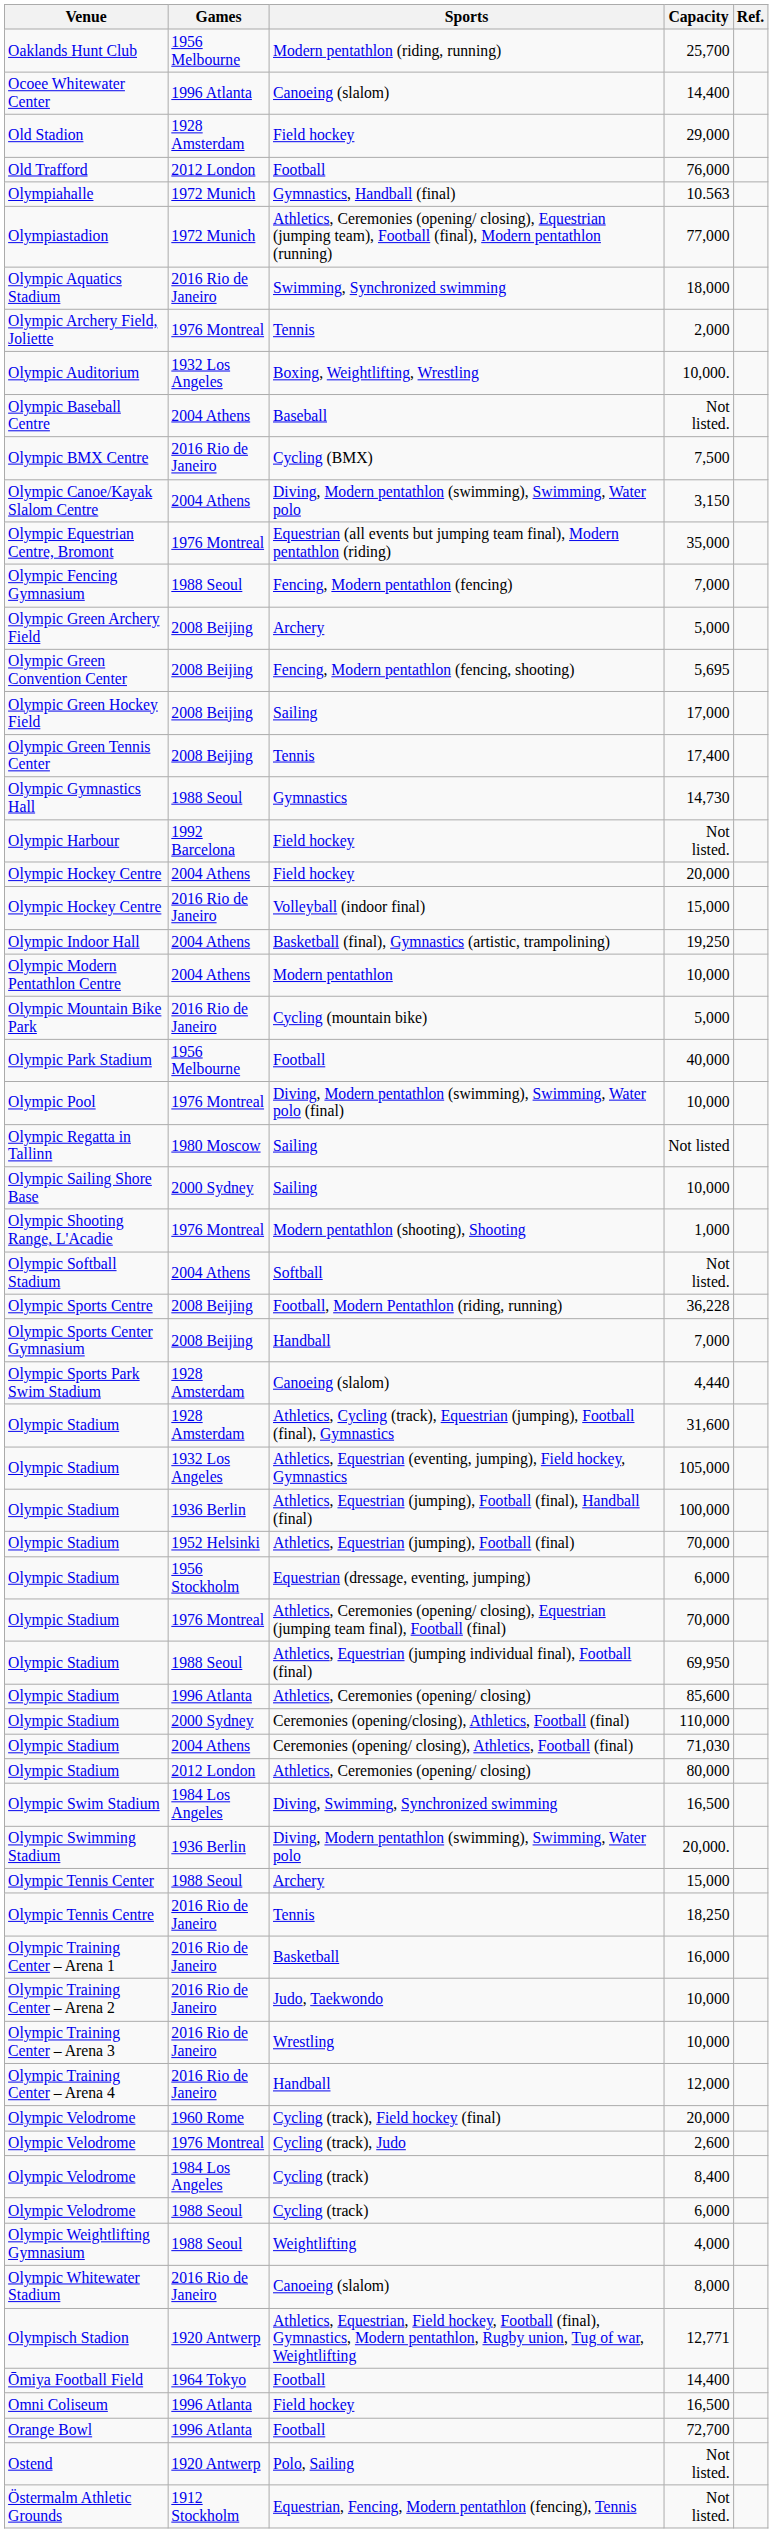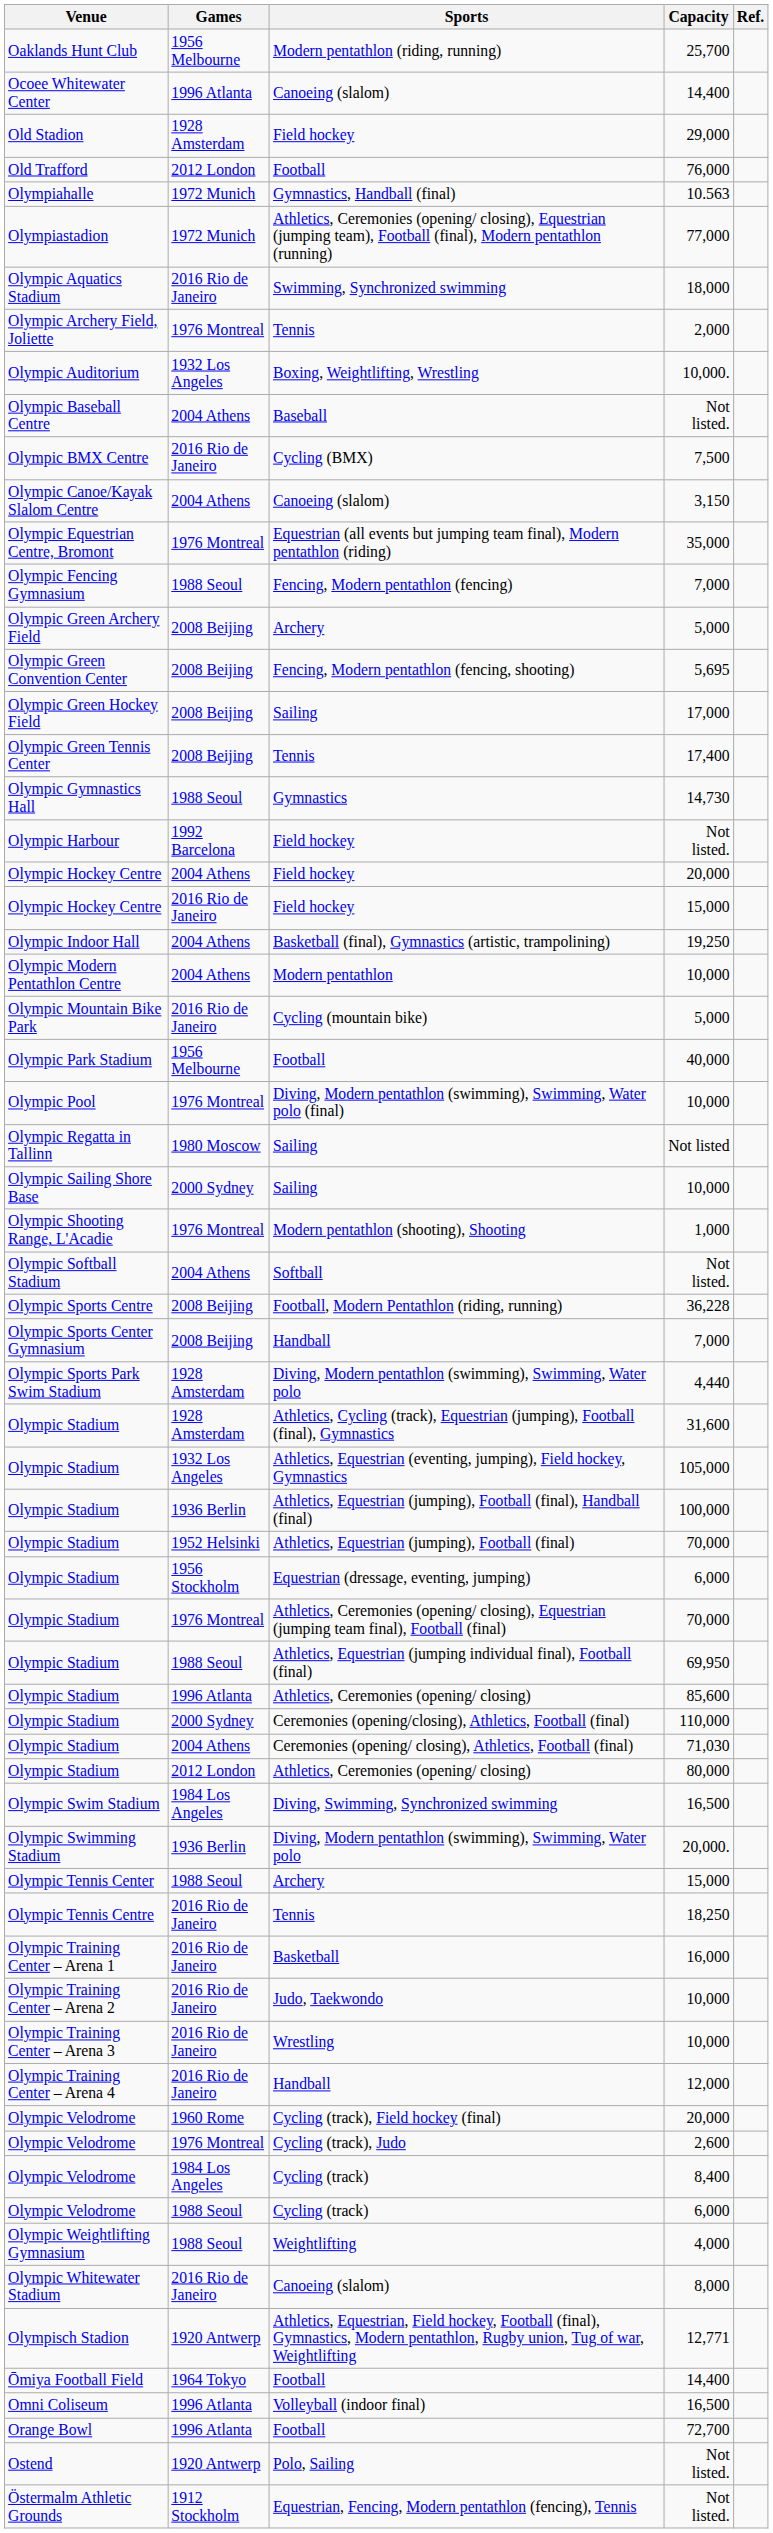(460, 500) Diving, Modern pentathlon (swimming), Swimming, Water polo -> (331, 500) Canoeing (slalom)
(349, 907) Volleyball (indoor final) -> (314, 907) Field hockey
(331, 1382) Canoeing (slalom) -> (460, 1382) Diving, Modern pentathlon (swimming), Swimming, Water polo
(314, 2405) Field hockey -> (349, 2405) Volleyball (indoor final)
